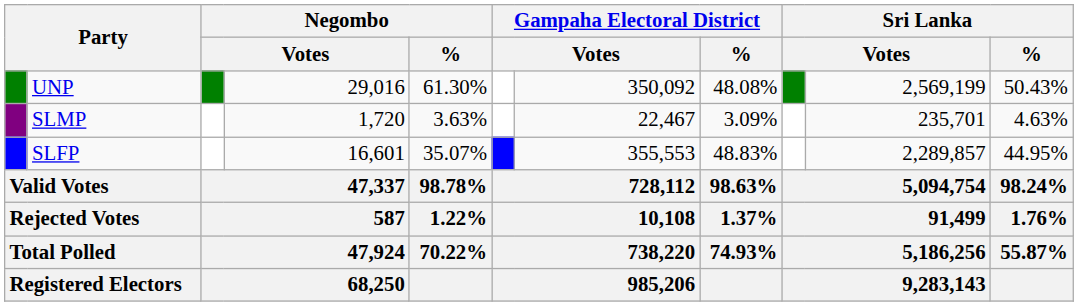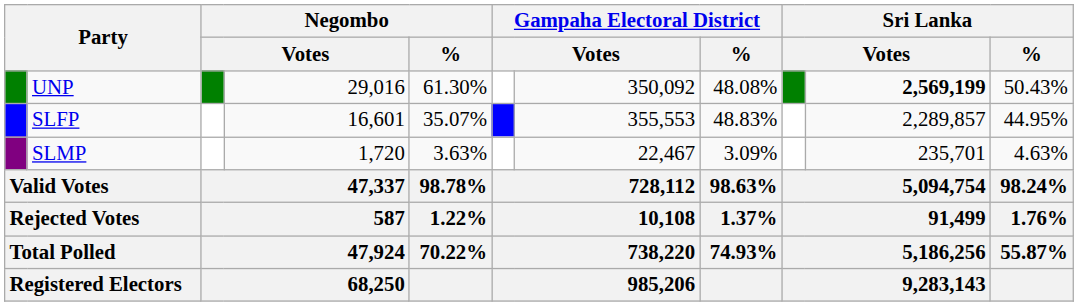(944, 86) normal -> (944, 86) bold
rows swapped: (56, 152) <-> (59, 119)
